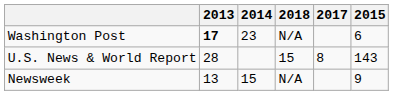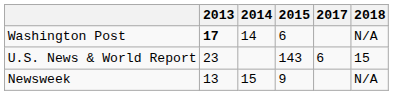columns swapped: (370, 15) <-> (294, 15)
(249, 37) 23 -> (249, 37) 14
(211, 58) 28 -> (211, 58) 23
(320, 58) 8 -> (320, 58) 6
